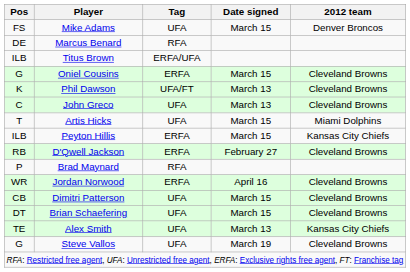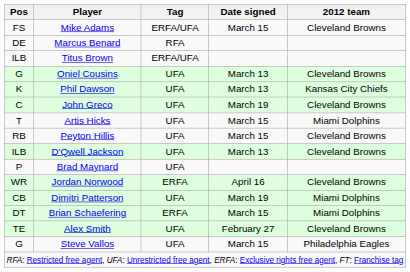(177, 27) UFA -> (175, 27) ERFA/UFA
(348, 27) Denver Broncos -> (346, 27) Cleveland Browns
(177, 74) ERFA -> (175, 74) UFA
(251, 74) March 15 -> (248, 74) March 13
(177, 89) UFA/FT -> (175, 89) UFA
(348, 89) Cleveland Browns -> (346, 89) Kansas City Chiefs
(251, 105) March 13 -> (248, 105) March 19
(19, 136) ILB -> (19, 136) RB
(177, 136) ERFA -> (175, 136) UFA
(348, 136) Kansas City Chiefs -> (346, 136) Cleveland Browns
(19, 151) RB -> (19, 151) ILB
(177, 151) ERFA -> (175, 151) UFA
(251, 151) February 27 -> (248, 151) March 13
(177, 167) RFA -> (175, 167) UFA
(251, 197) March 15 -> (248, 197) March 19
(348, 197) Cleveland Browns -> (346, 197) Miami Dolphins
(177, 213) UFA -> (175, 213) ERFA
(348, 213) Cleveland Browns -> (346, 213) Miami Dolphins
(251, 228) March 13 -> (248, 228) February 27
(348, 228) Kansas City Chiefs -> (346, 228) Cleveland Browns
(251, 244) March 19 -> (248, 244) March 15
(348, 244) Cleveland Browns -> (346, 244) Philadelphia Eagles
